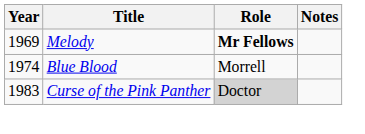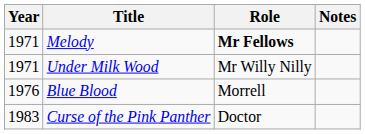(24, 41) 1969 -> (24, 41) 1971
+ row: (103, 66)
(24, 66) 1974 -> (24, 91) 1976
(239, 91) lightgrey background -> (239, 116) no background
